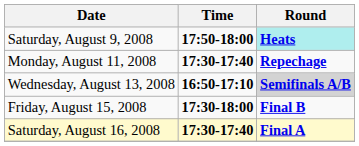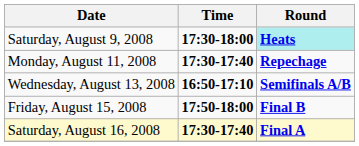(217, 38) 17:50-18:00 -> (217, 38) 17:30-18:00
(306, 84) lightgrey background -> (306, 84) no background
(217, 107) 17:30-18:00 -> (217, 107) 17:50-18:00
